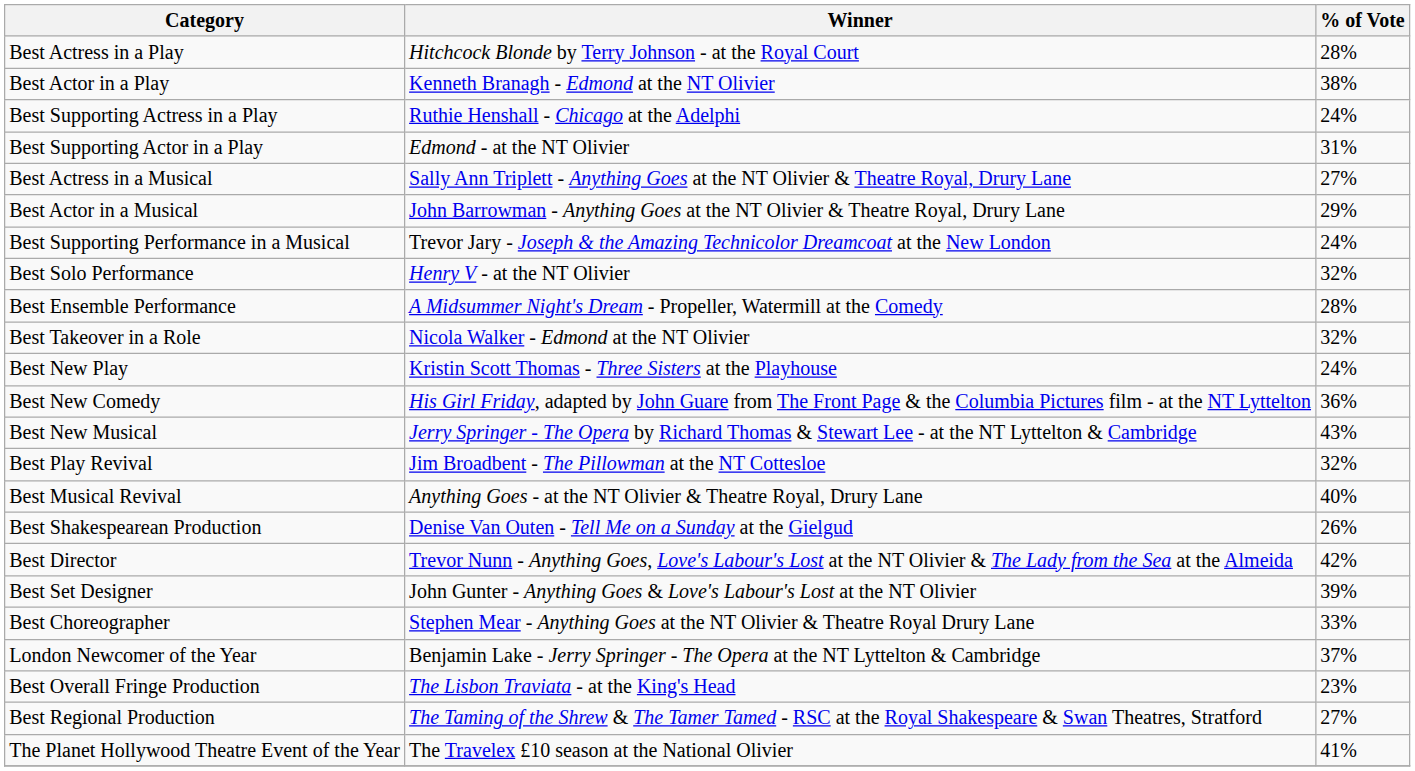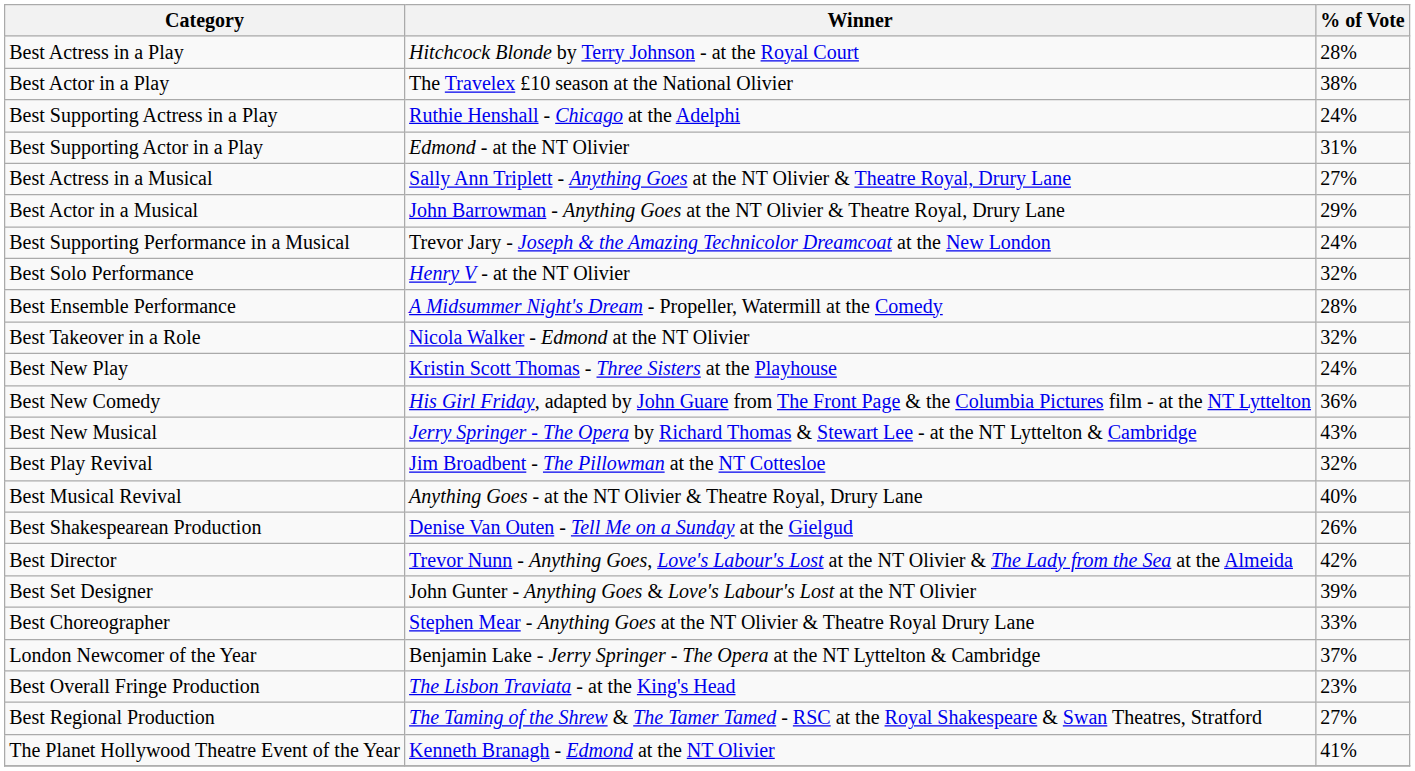(592, 83) Kenneth Branagh - Edmond at the NT Olivier -> (601, 83) The Travelex £10 season at the National Olivier
(601, 749) The Travelex £10 season at the National Olivier -> (592, 749) Kenneth Branagh - Edmond at the NT Olivier
